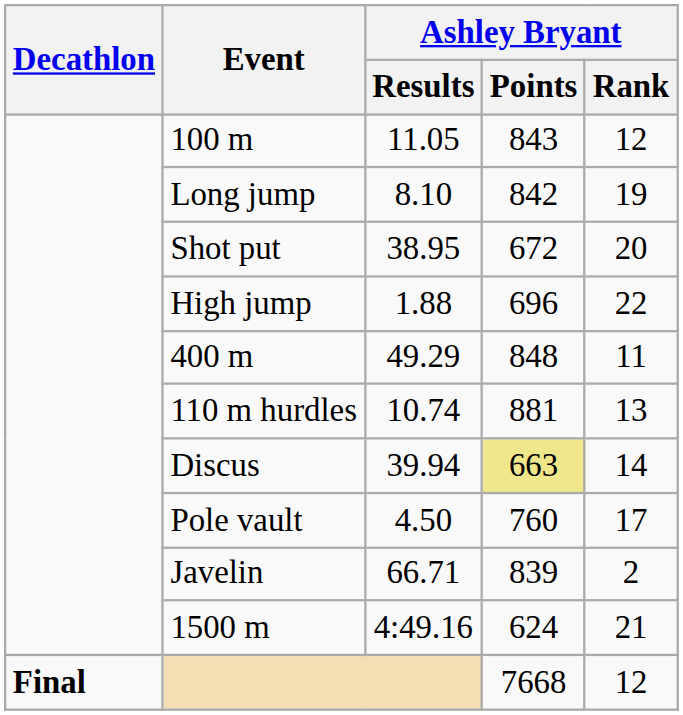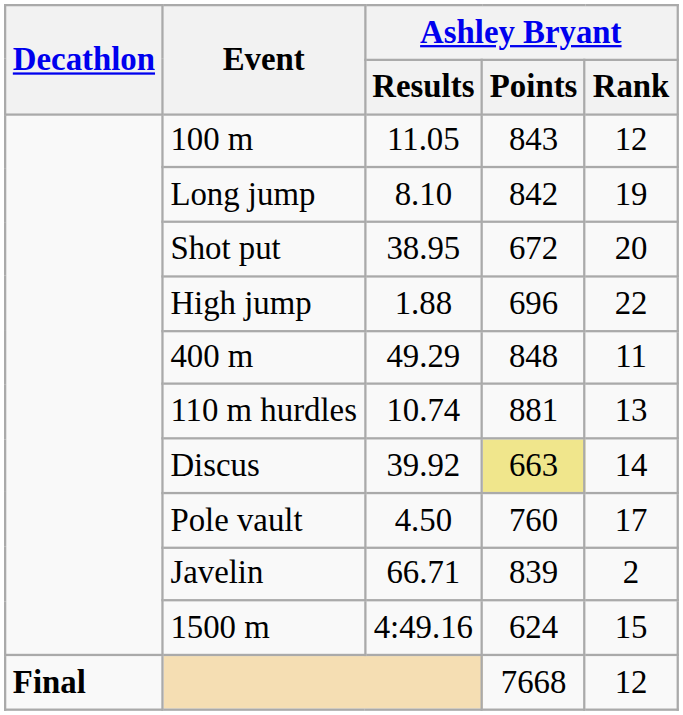(423, 465) 39.94 -> (423, 465) 39.92
(631, 627) 21 -> (631, 627) 15
